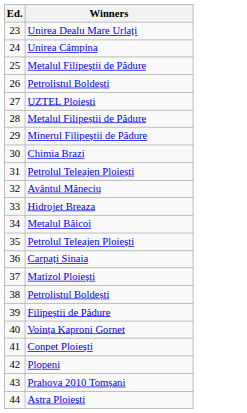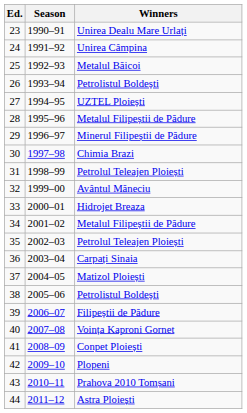+ column: (50, 13)
(87, 66) Metalul Filipeștii de Pădure -> (109, 66) Metalul Băicoi
(59, 224) Metalul Băicoi -> (136, 224) Metalul Filipeștii de Pădure
